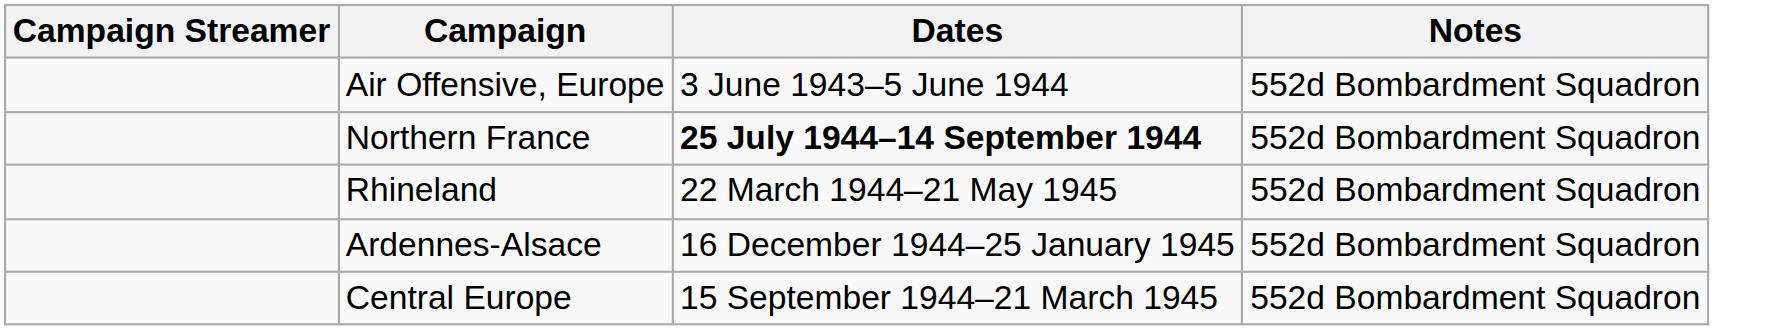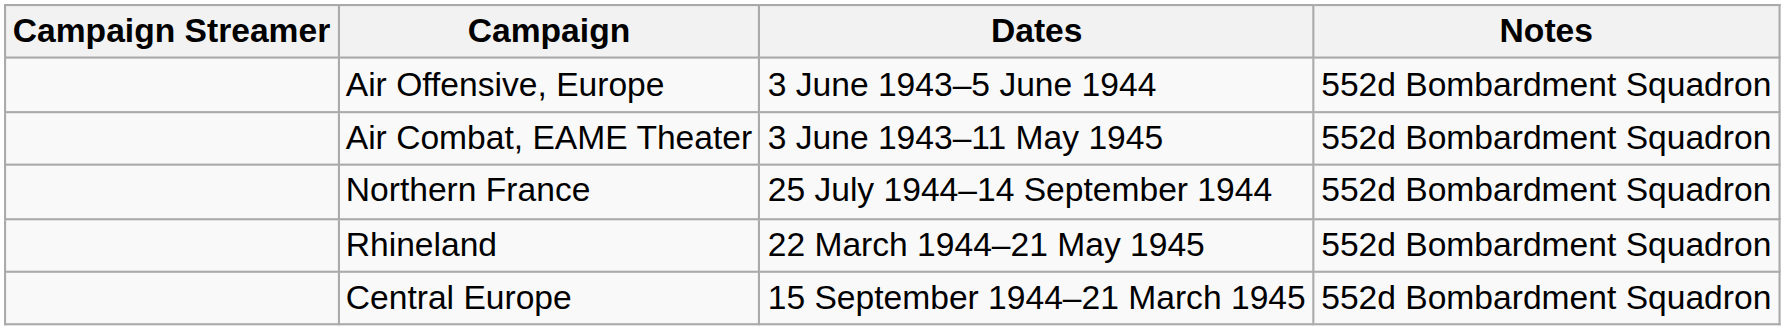+ row: (549, 137)
(941, 137) bold -> (1020, 191) normal
- row: (474, 244)
